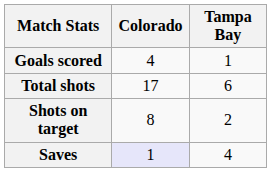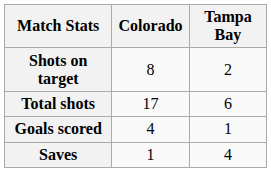rows swapped: (58, 60) <-> (58, 120)
(151, 154) lavender background -> (151, 154) no background
